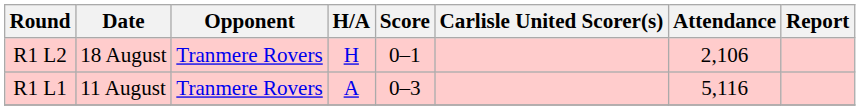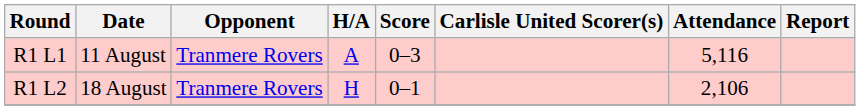rows swapped: (40, 88) <-> (40, 54)
